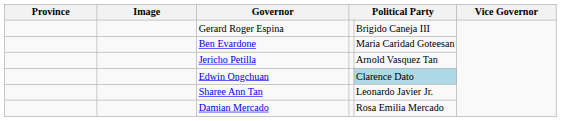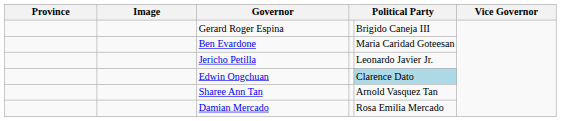(397, 60) Arnold Vasquez Tan -> (394, 60) Leonardo Javier Jr.
(394, 92) Leonardo Javier Jr. -> (397, 92) Arnold Vasquez Tan
